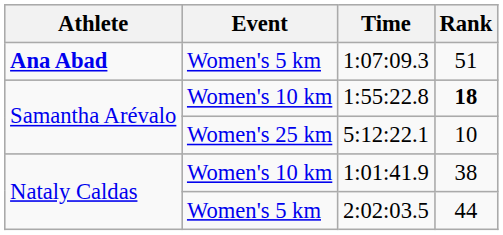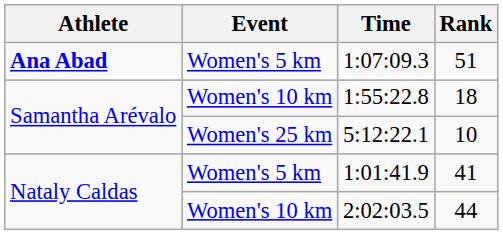(466, 98) bold -> (466, 98) normal
(260, 172) Women's 10 km -> (254, 172) Women's 5 km
(466, 172) 38 -> (466, 172) 41
(254, 209) Women's 5 km -> (260, 209) Women's 10 km
